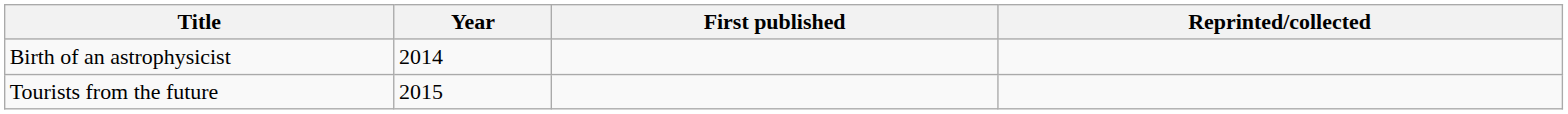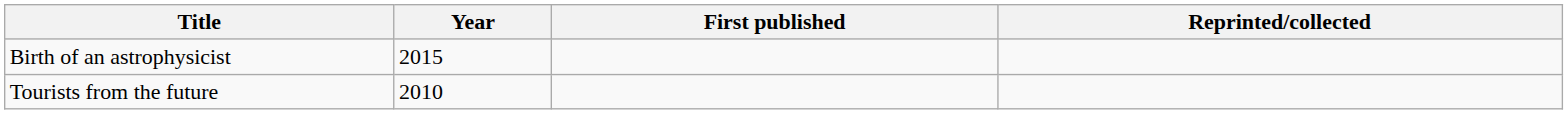(421, 56) 2014 -> (421, 56) 2015
(421, 91) 2015 -> (421, 91) 2010
